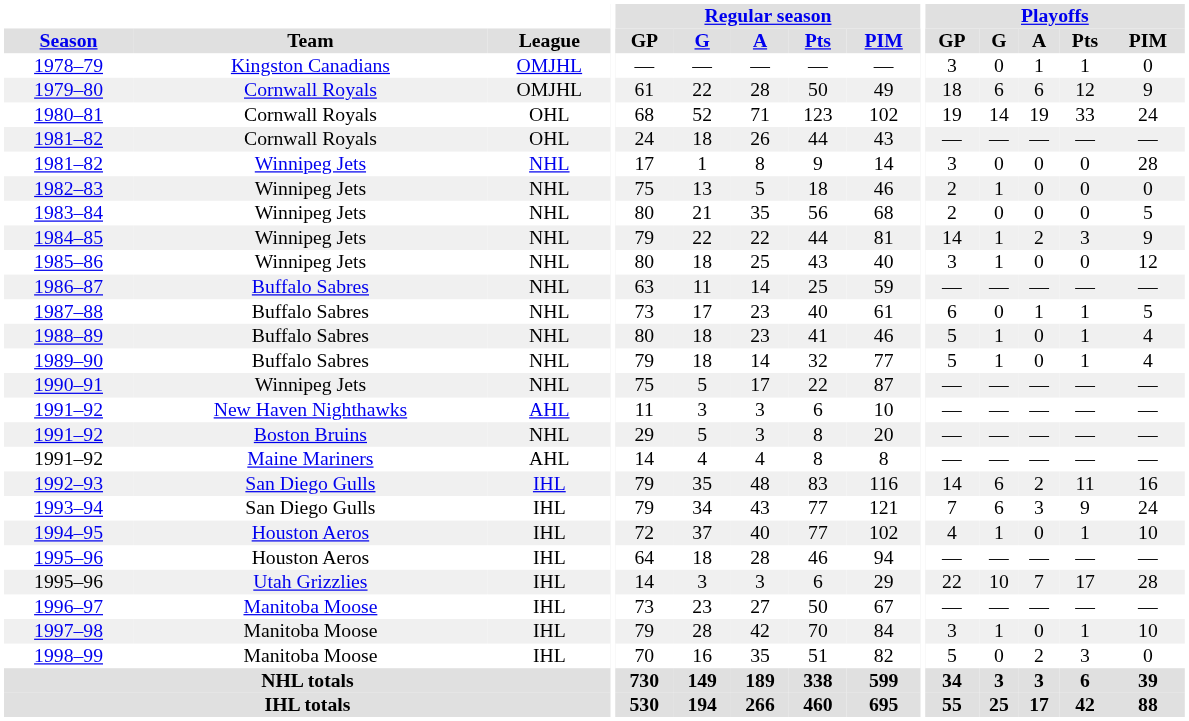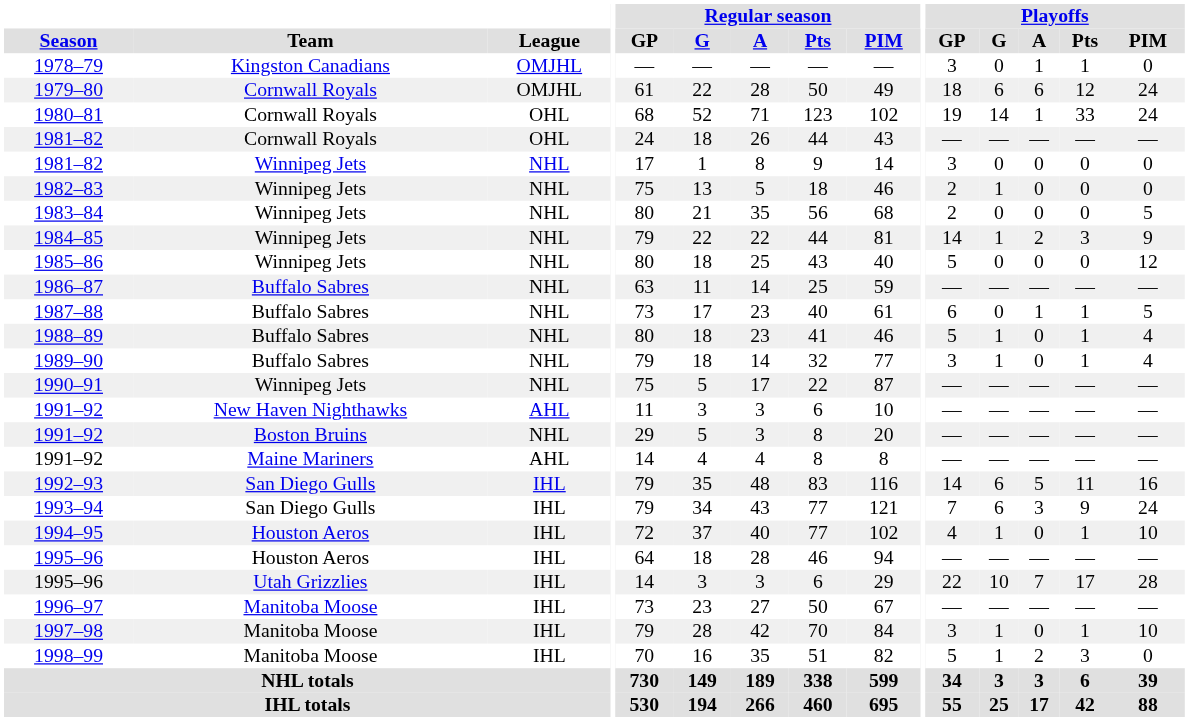(1148, 89) 9 -> (1148, 89) 24
(1039, 114) 19 -> (1039, 114) 1
(1148, 163) 28 -> (1148, 163) 0
(952, 262) 3 -> (952, 262) 5
(999, 262) 1 -> (999, 262) 0
(952, 360) 5 -> (952, 360) 3
(1039, 483) 2 -> (1039, 483) 5
(999, 655) 0 -> (999, 655) 1
